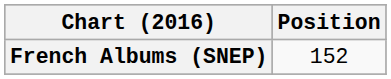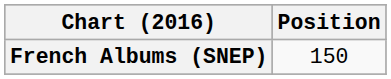(329, 57) 152 -> (329, 57) 150
